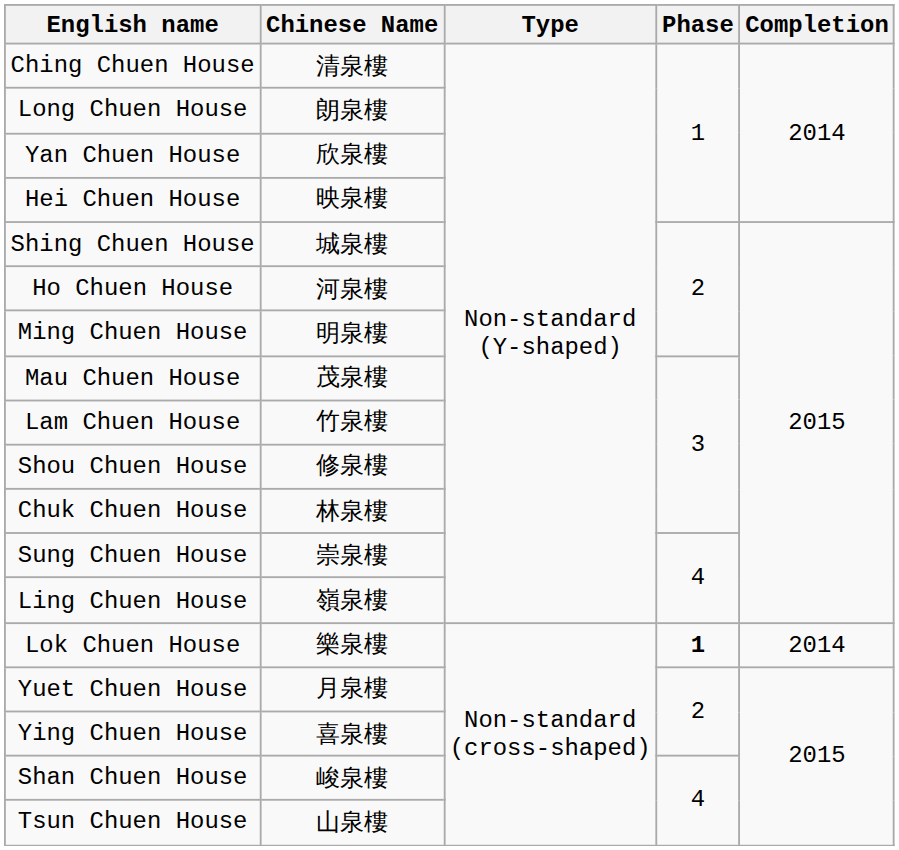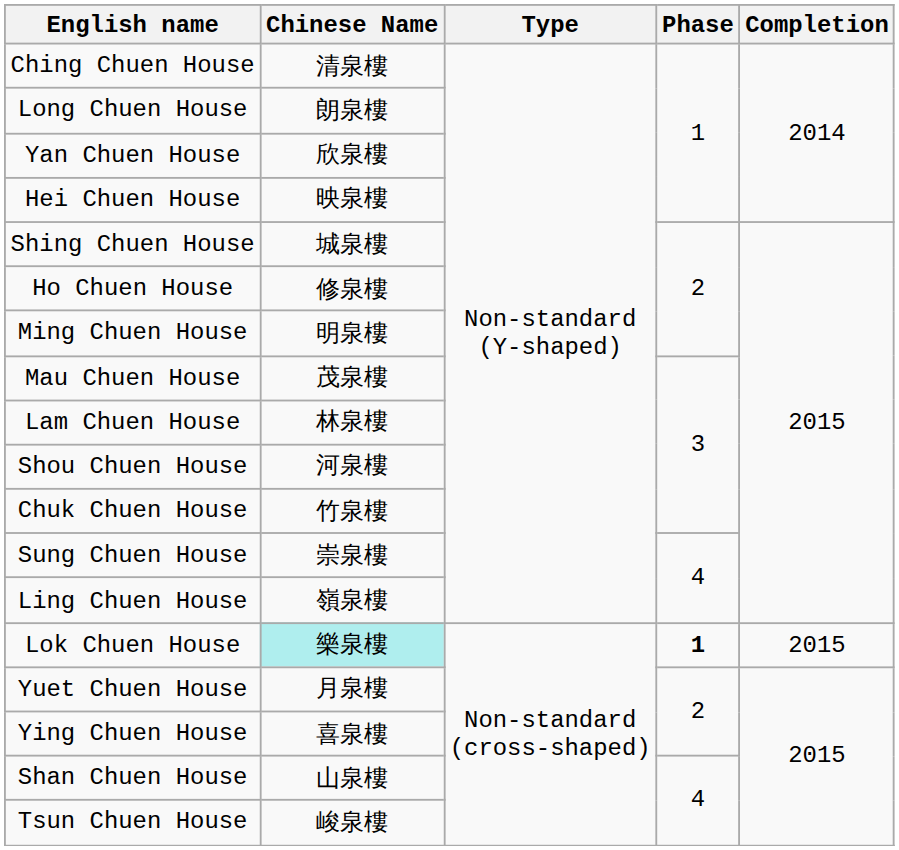(352, 290) 河泉樓 -> (352, 290) 修泉樓
(352, 423) 竹泉樓 -> (352, 423) 林泉樓
(352, 468) 修泉樓 -> (352, 468) 河泉樓
(352, 512) 林泉樓 -> (352, 512) 竹泉樓
(352, 646) no background -> (352, 646) paleturquoise background
(817, 645) 2014 -> (817, 645) 2015
(352, 779) 峻泉樓 -> (352, 779) 山泉樓
(352, 824) 山泉樓 -> (352, 824) 峻泉樓
